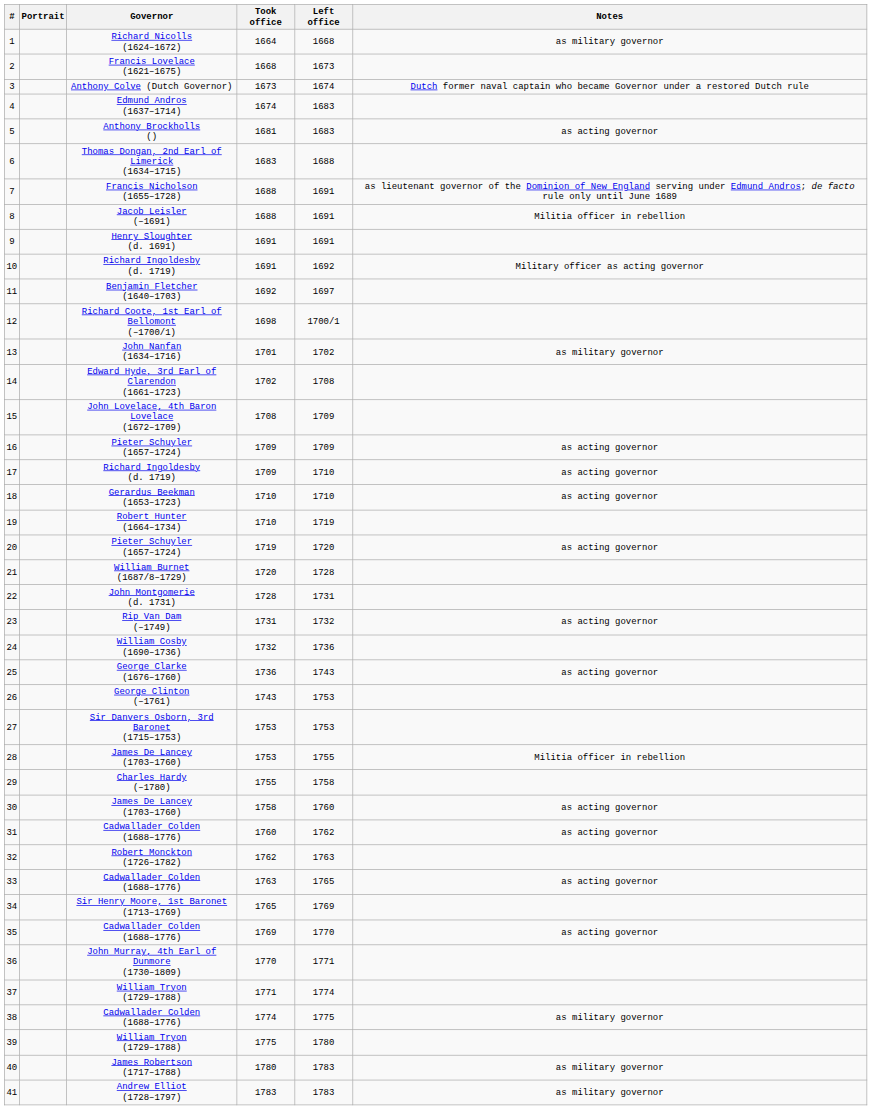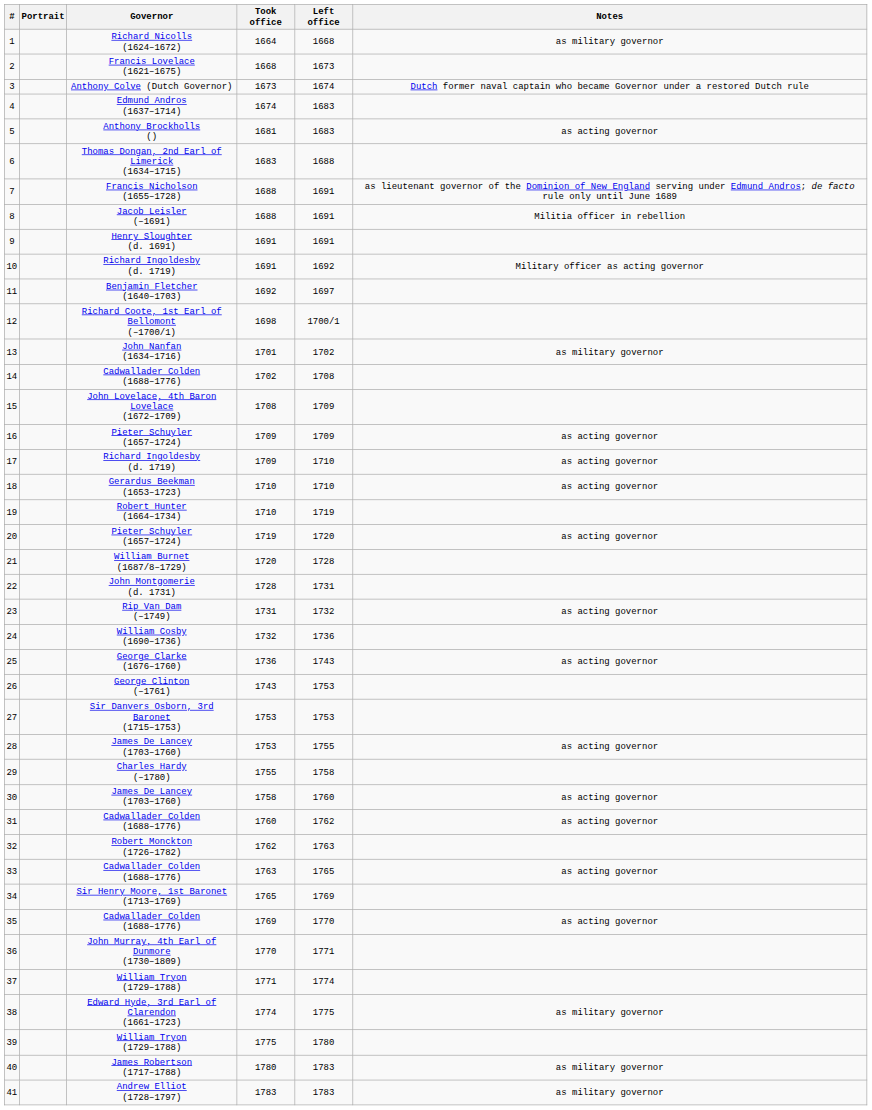(152, 382) Edward Hyde, 3rd Earl of Clarendon (1661–1723) -> (152, 377) Cadwallader Colden (1688–1776)
(610, 757) Militia officer in rebellion -> (610, 747) as acting governor
(152, 1017) Cadwallader Colden (1688–1776) -> (152, 1012) Edward Hyde, 3rd Earl of Clarendon (1661–1723)
